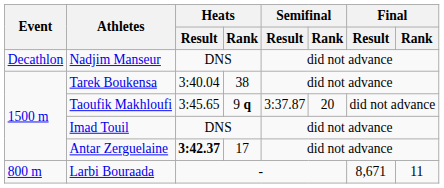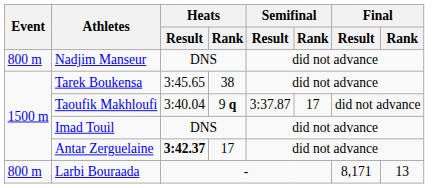(35, 60) Decathlon -> (25, 60) 800 m
(199, 83) 3:40.04 -> (185, 83) 3:45.65
(199, 105) 3:45.65 -> (185, 105) 3:40.04
(327, 105) 20 -> (313, 105) 17
(371, 172) 8,671 -> (356, 172) 8,171
(417, 172) 11 -> (402, 172) 13
